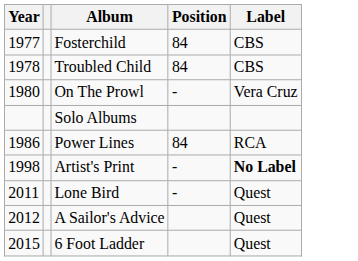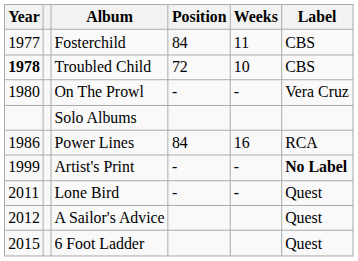+ column: (256, 17)
(24, 67) normal -> (24, 67) bold
(180, 67) 84 -> (180, 67) 72
(24, 167) 1998 -> (24, 167) 1999
